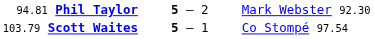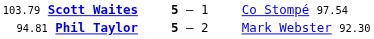rows swapped: (70, 28) <-> (77, 10)
